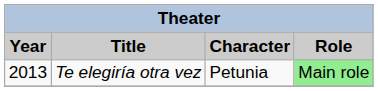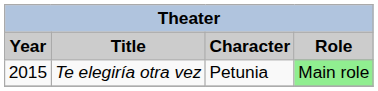(28, 73) 2013 -> (28, 73) 2015
